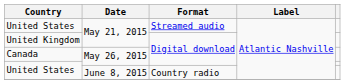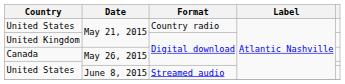(188, 26) Streamed audio -> (185, 26) Country radio
(185, 72) Country radio -> (188, 72) Streamed audio
